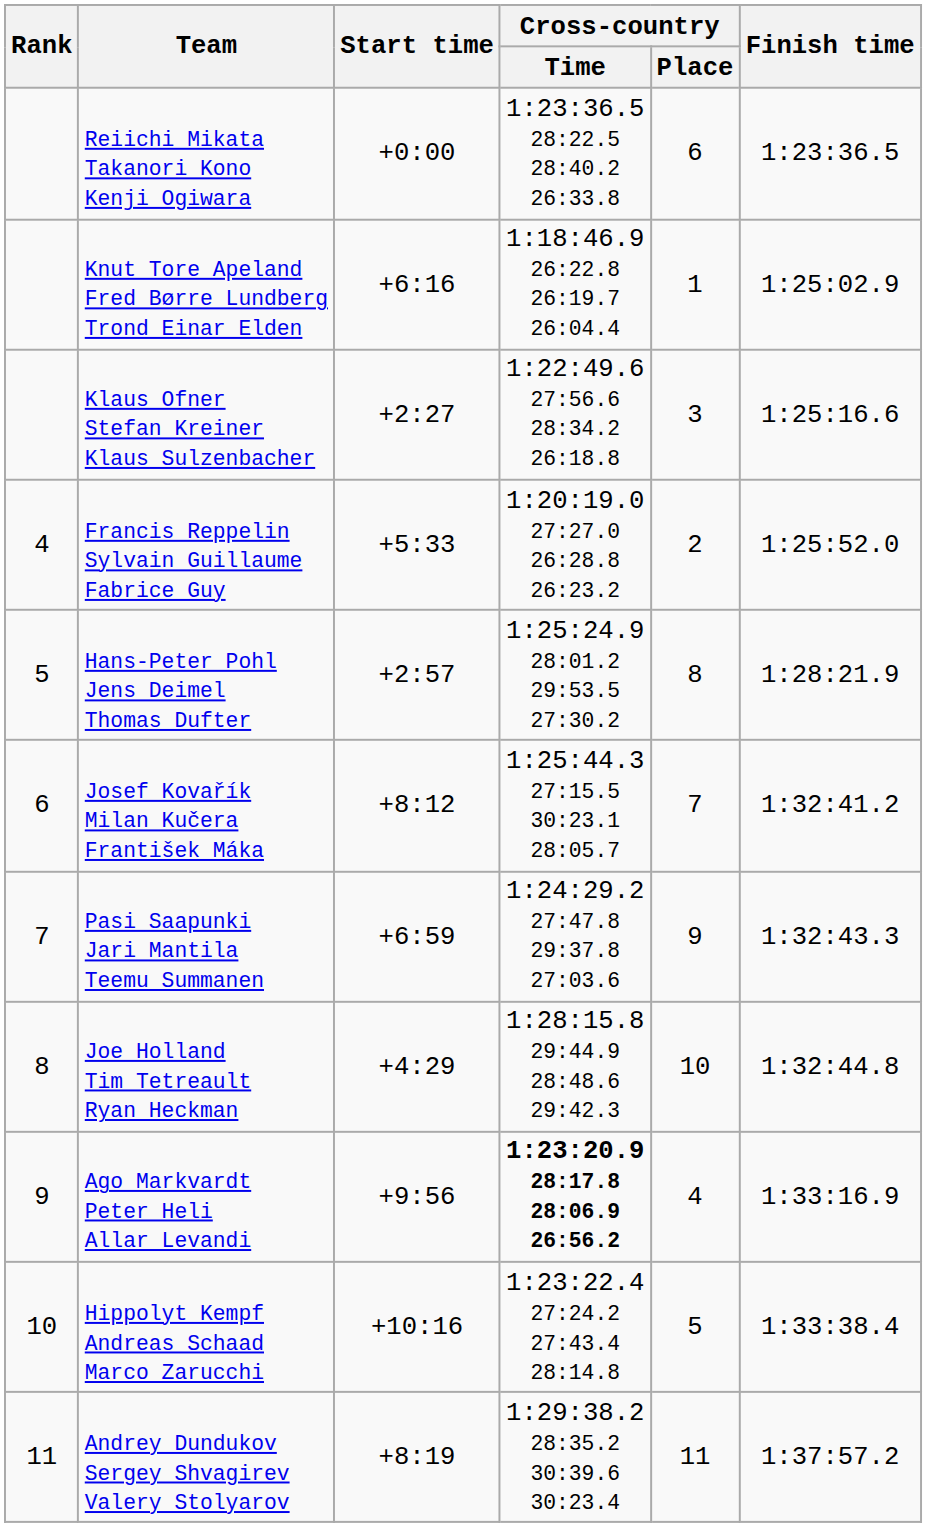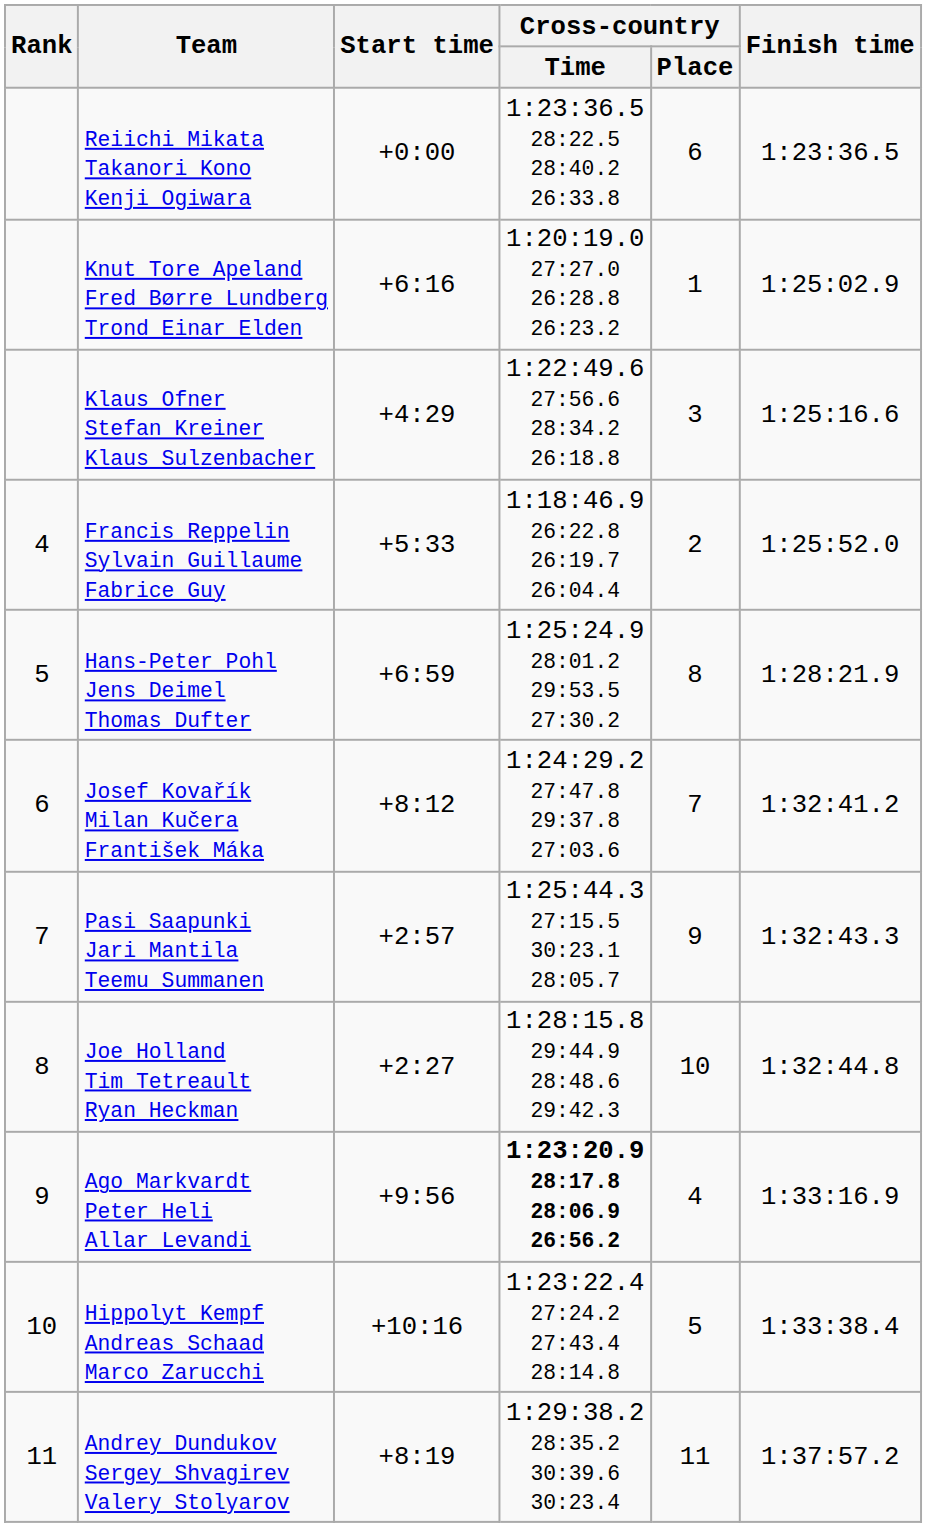(575, 283) 1:18:46.9 26:22.8 26:19.7 26:04.4 -> (575, 283) 1:20:19.0 27:27.0 26:28.8 26:23.2
(417, 414) +2:27 -> (417, 414) +4:29
(575, 544) 1:20:19.0 27:27.0 26:28.8 26:23.2 -> (575, 544) 1:18:46.9 26:22.8 26:19.7 26:04.4
(417, 675) +2:57 -> (417, 675) +6:59
(575, 805) 1:25:44.3 27:15.5 30:23.1 28:05.7 -> (575, 805) 1:24:29.2 27:47.8 29:37.8 27:03.6
(417, 936) +6:59 -> (417, 936) +2:57
(575, 935) 1:24:29.2 27:47.8 29:37.8 27:03.6 -> (575, 935) 1:25:44.3 27:15.5 30:23.1 28:05.7
(417, 1066) +4:29 -> (417, 1066) +2:27
